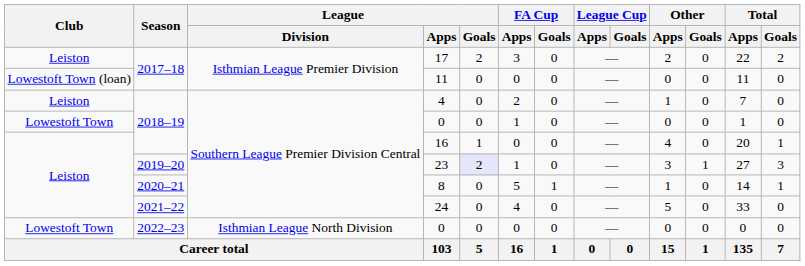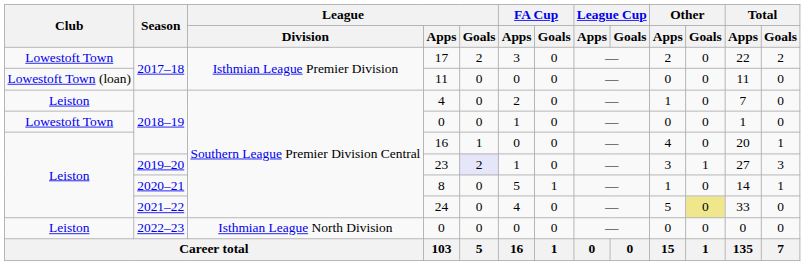(69, 57) Leiston -> (69, 57) Lowestoft Town
(705, 206) no background -> (705, 206) khaki background
(69, 228) Lowestoft Town -> (69, 228) Leiston
